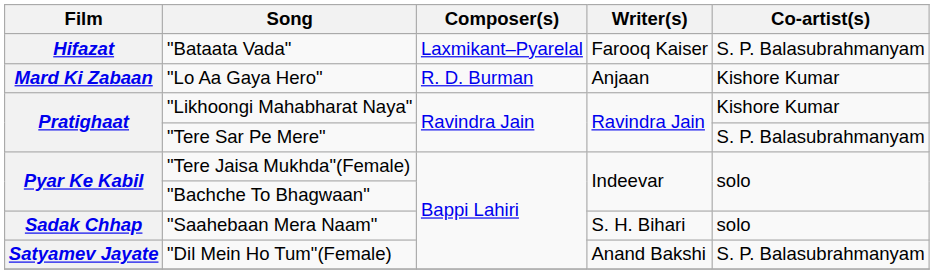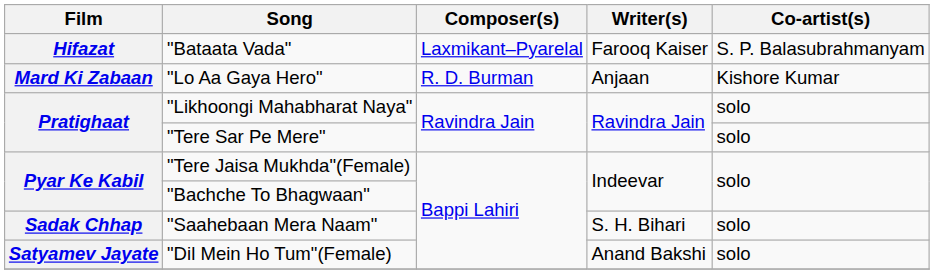(778, 107) Kishore Kumar -> (734, 107) solo
(821, 136) S. P. Balasubrahmanyam -> (734, 136) solo
(821, 254) S. P. Balasubrahmanyam -> (734, 254) solo
